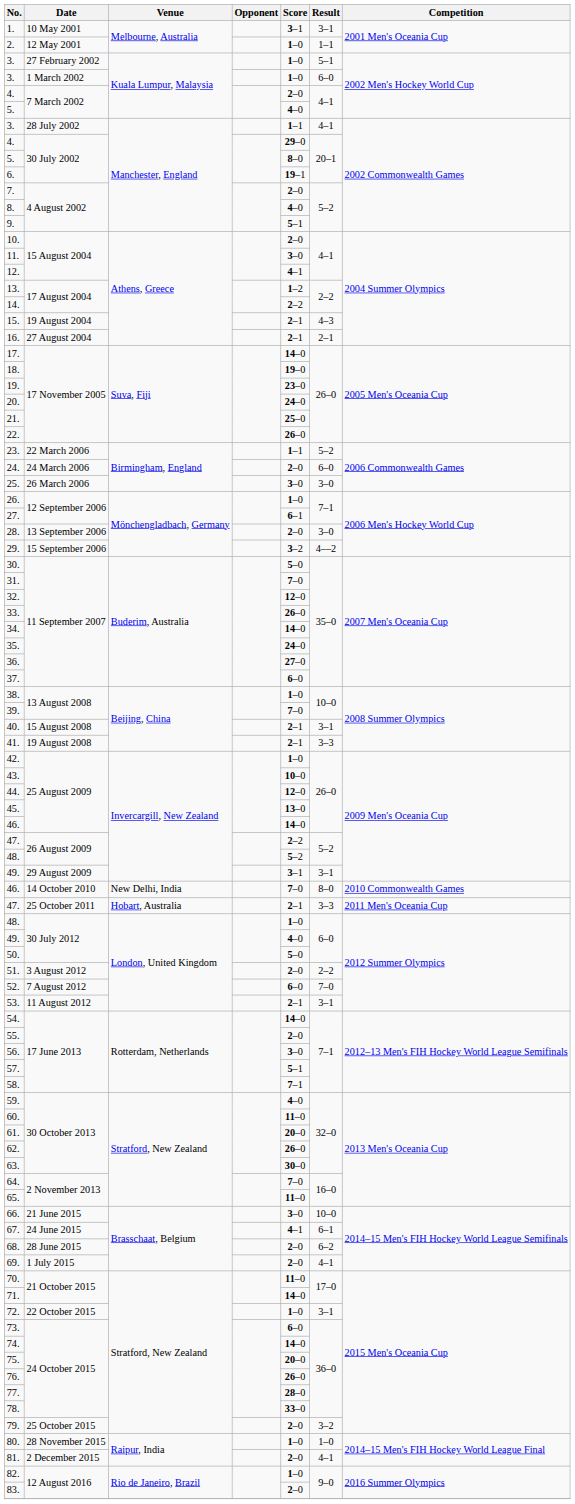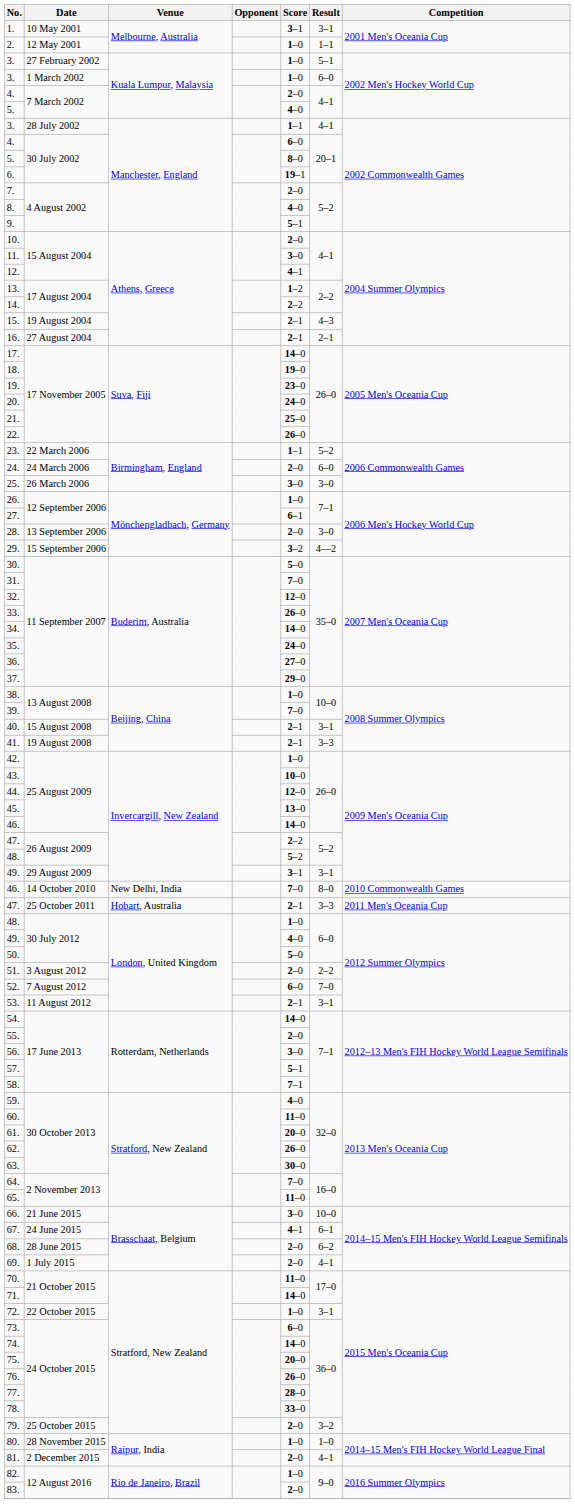(295, 142) 29–0 -> (295, 142) 6–0
(295, 678) 6–0 -> (295, 678) 29–0
